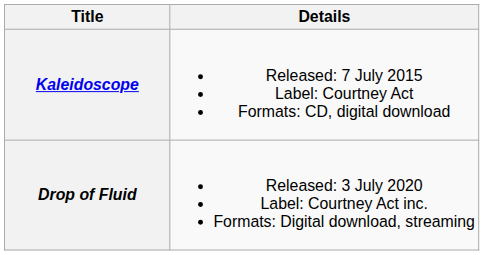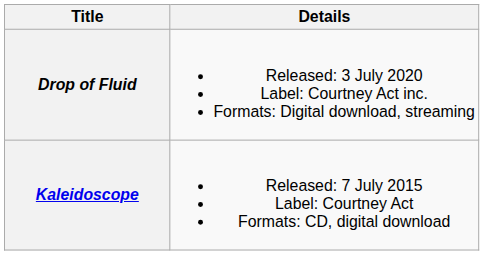rows swapped: (87, 84) <-> (87, 195)
